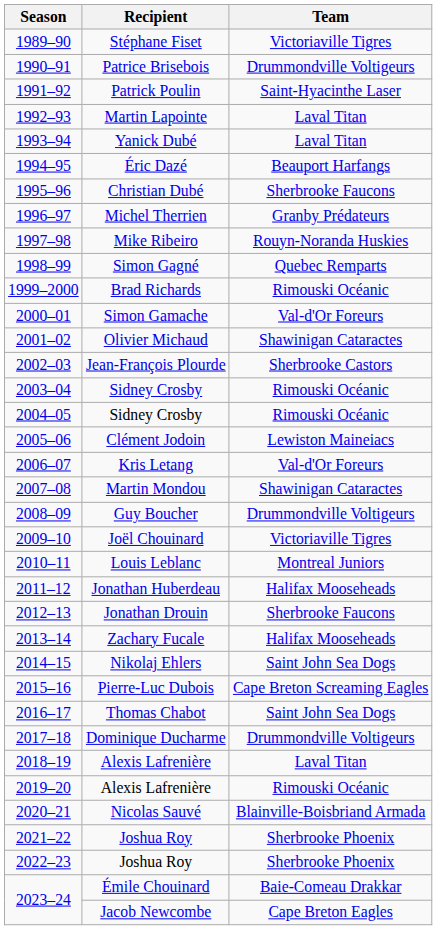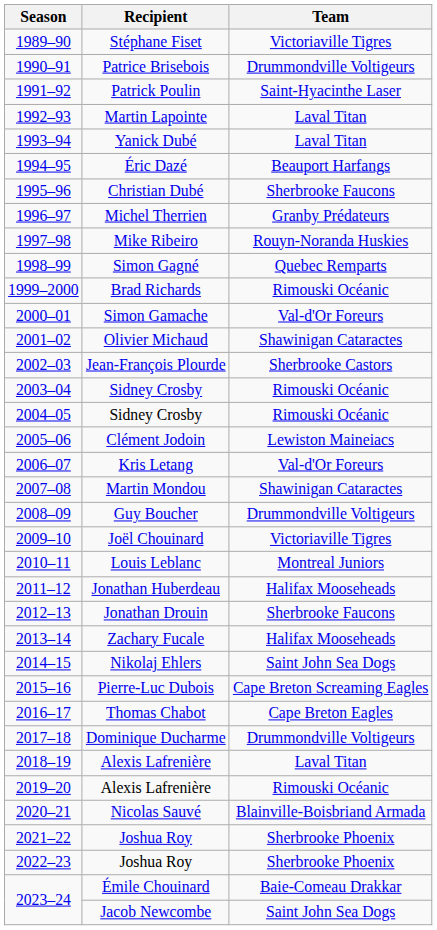(331, 713) Saint John Sea Dogs -> (331, 713) Cape Breton Eagles
(331, 912) Cape Breton Eagles -> (331, 912) Saint John Sea Dogs
